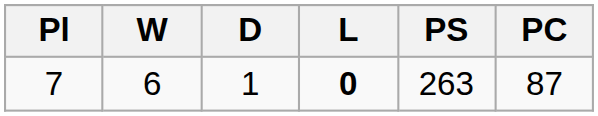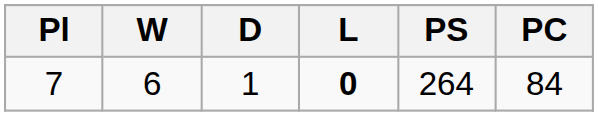(446, 83) 263 -> (446, 83) 264
(544, 83) 87 -> (544, 83) 84
